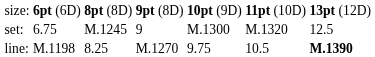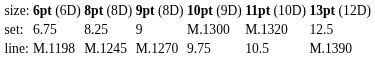(106, 29) M.1245 -> (96, 29) 8.25
(96, 48) 8.25 -> (106, 48) M.1245
(331, 48) bold -> (331, 48) normal
